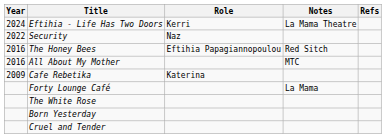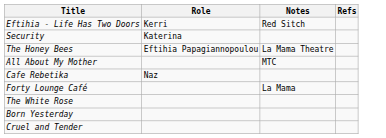- column: (16, 11)
(321, 24) La Mama Theatre -> (283, 24) Red Sitch
(174, 37) Naz -> (163, 37) Katerina
(306, 50) Red Sitch -> (298, 50) La Mama Theatre
(186, 75) Katerina -> (151, 75) Naz
